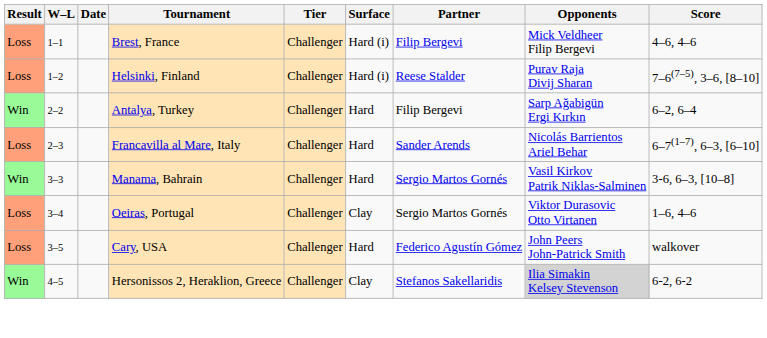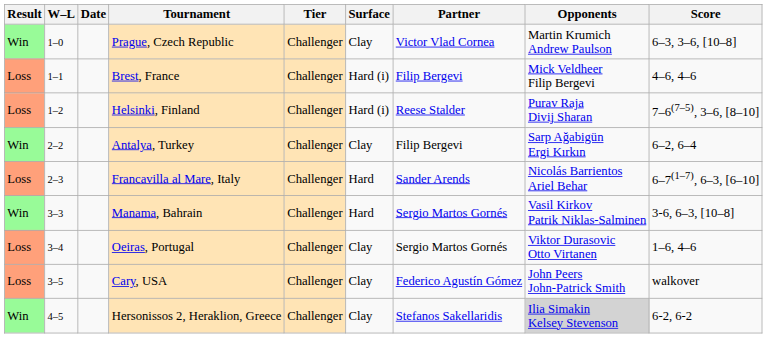+ row: (173, 41)
(361, 110) Hard -> (360, 144) Clay
(361, 247) Hard -> (360, 281) Clay
